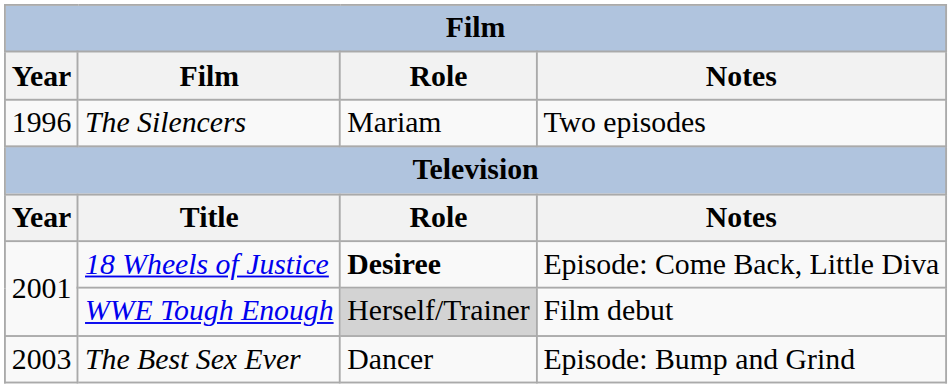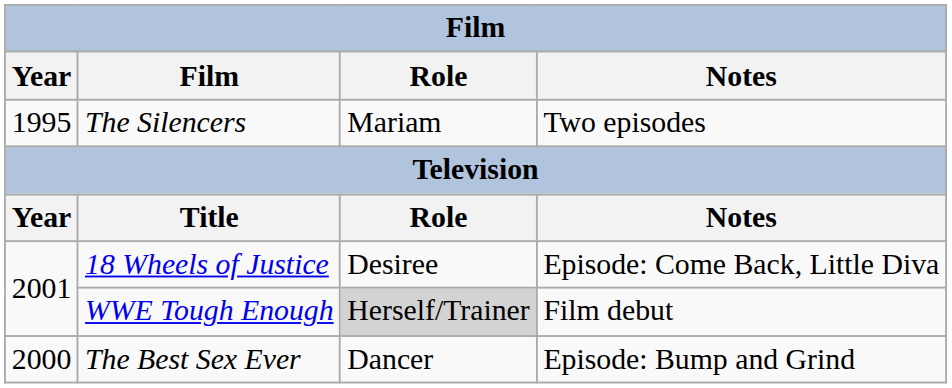(42, 122) 1996 -> (42, 122) 1995
(394, 264) bold -> (393, 264) normal
(42, 358) 2003 -> (42, 358) 2000
